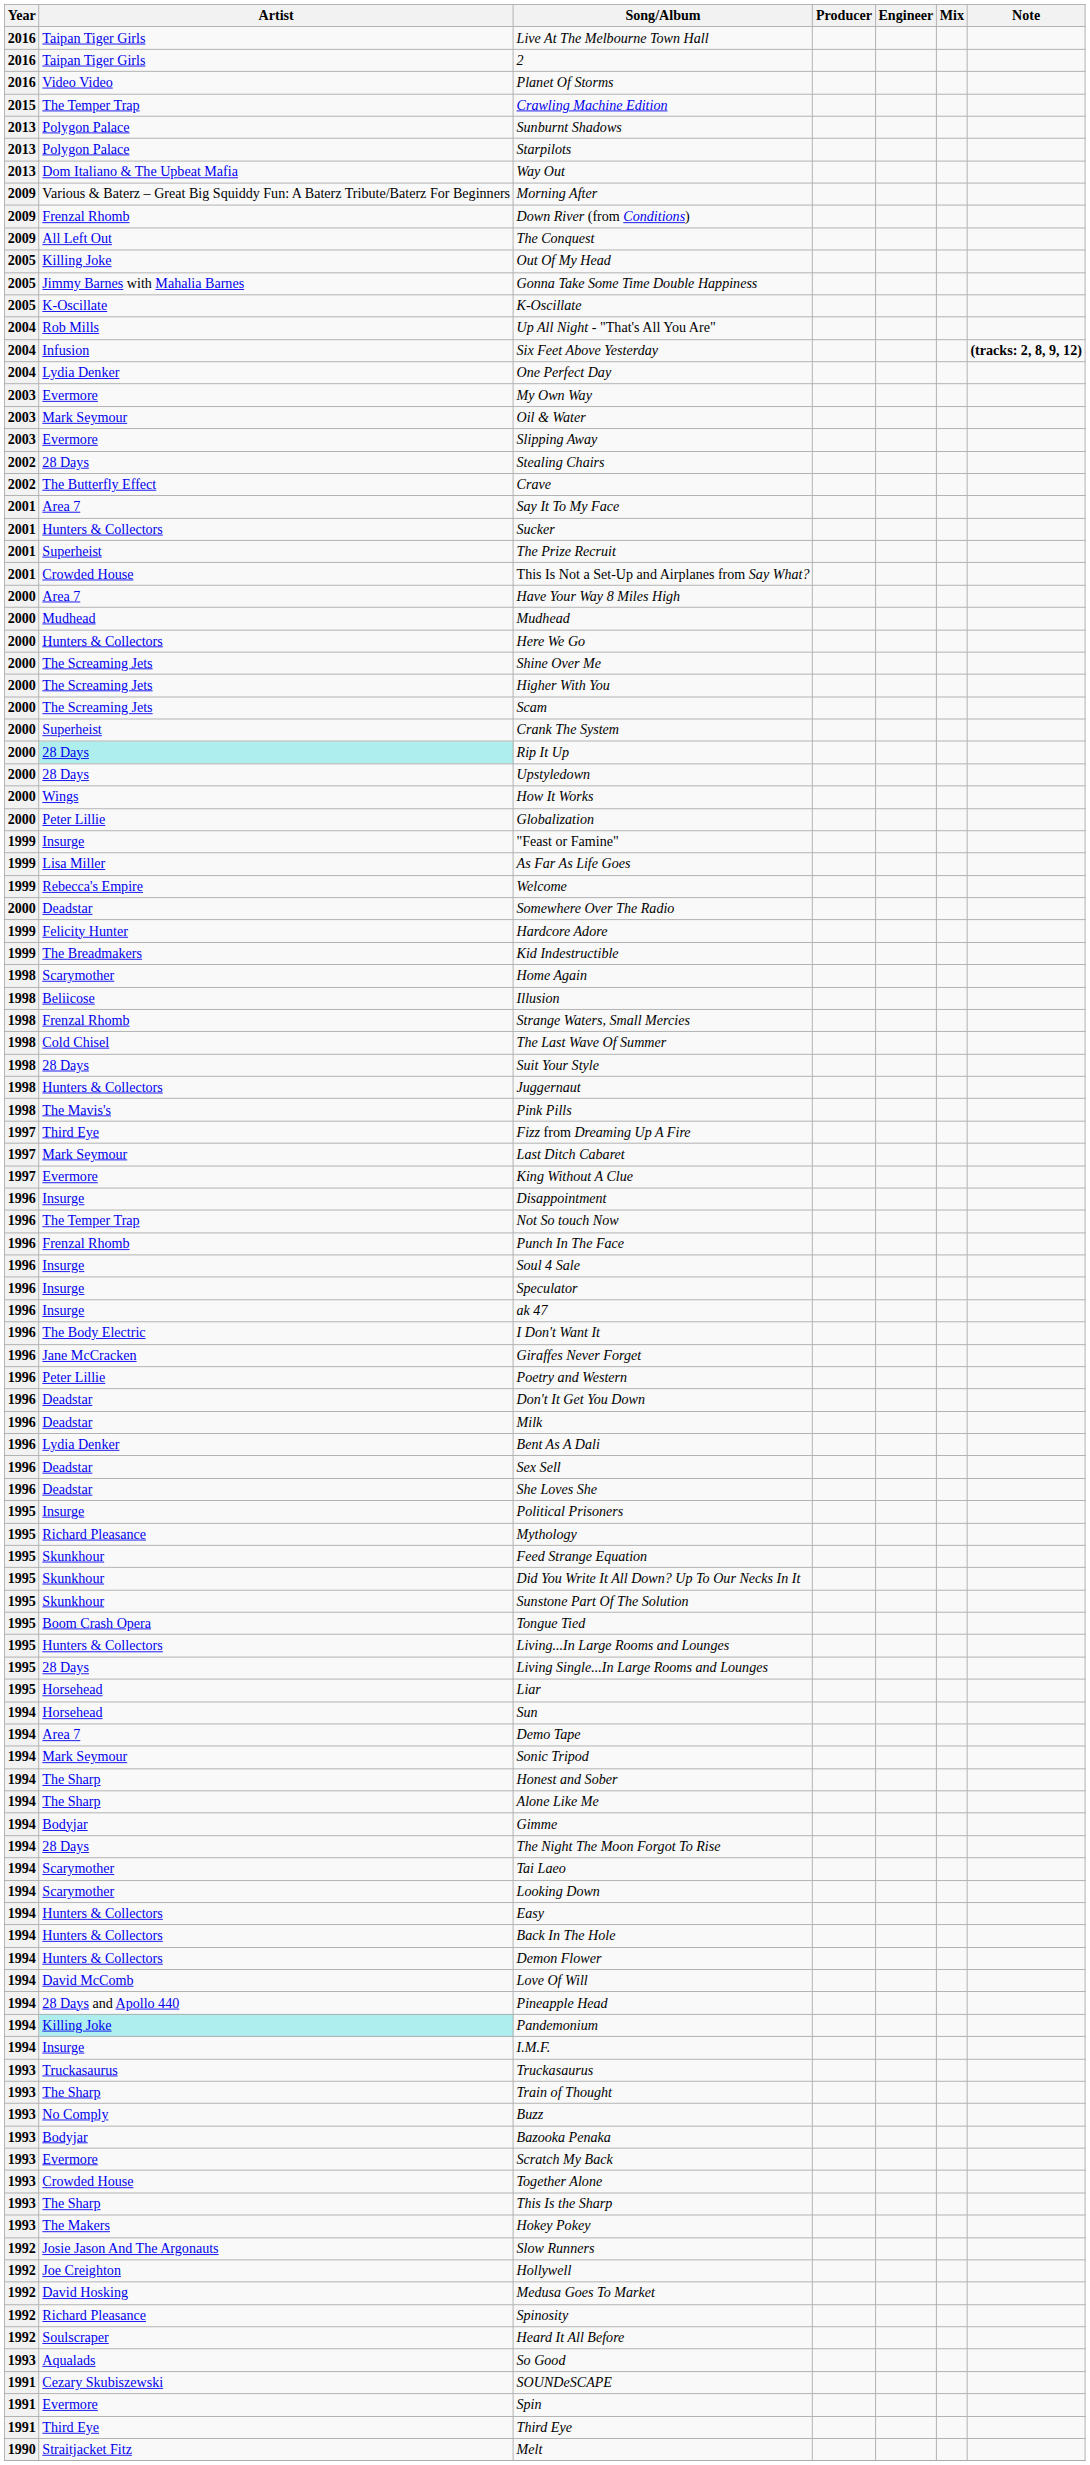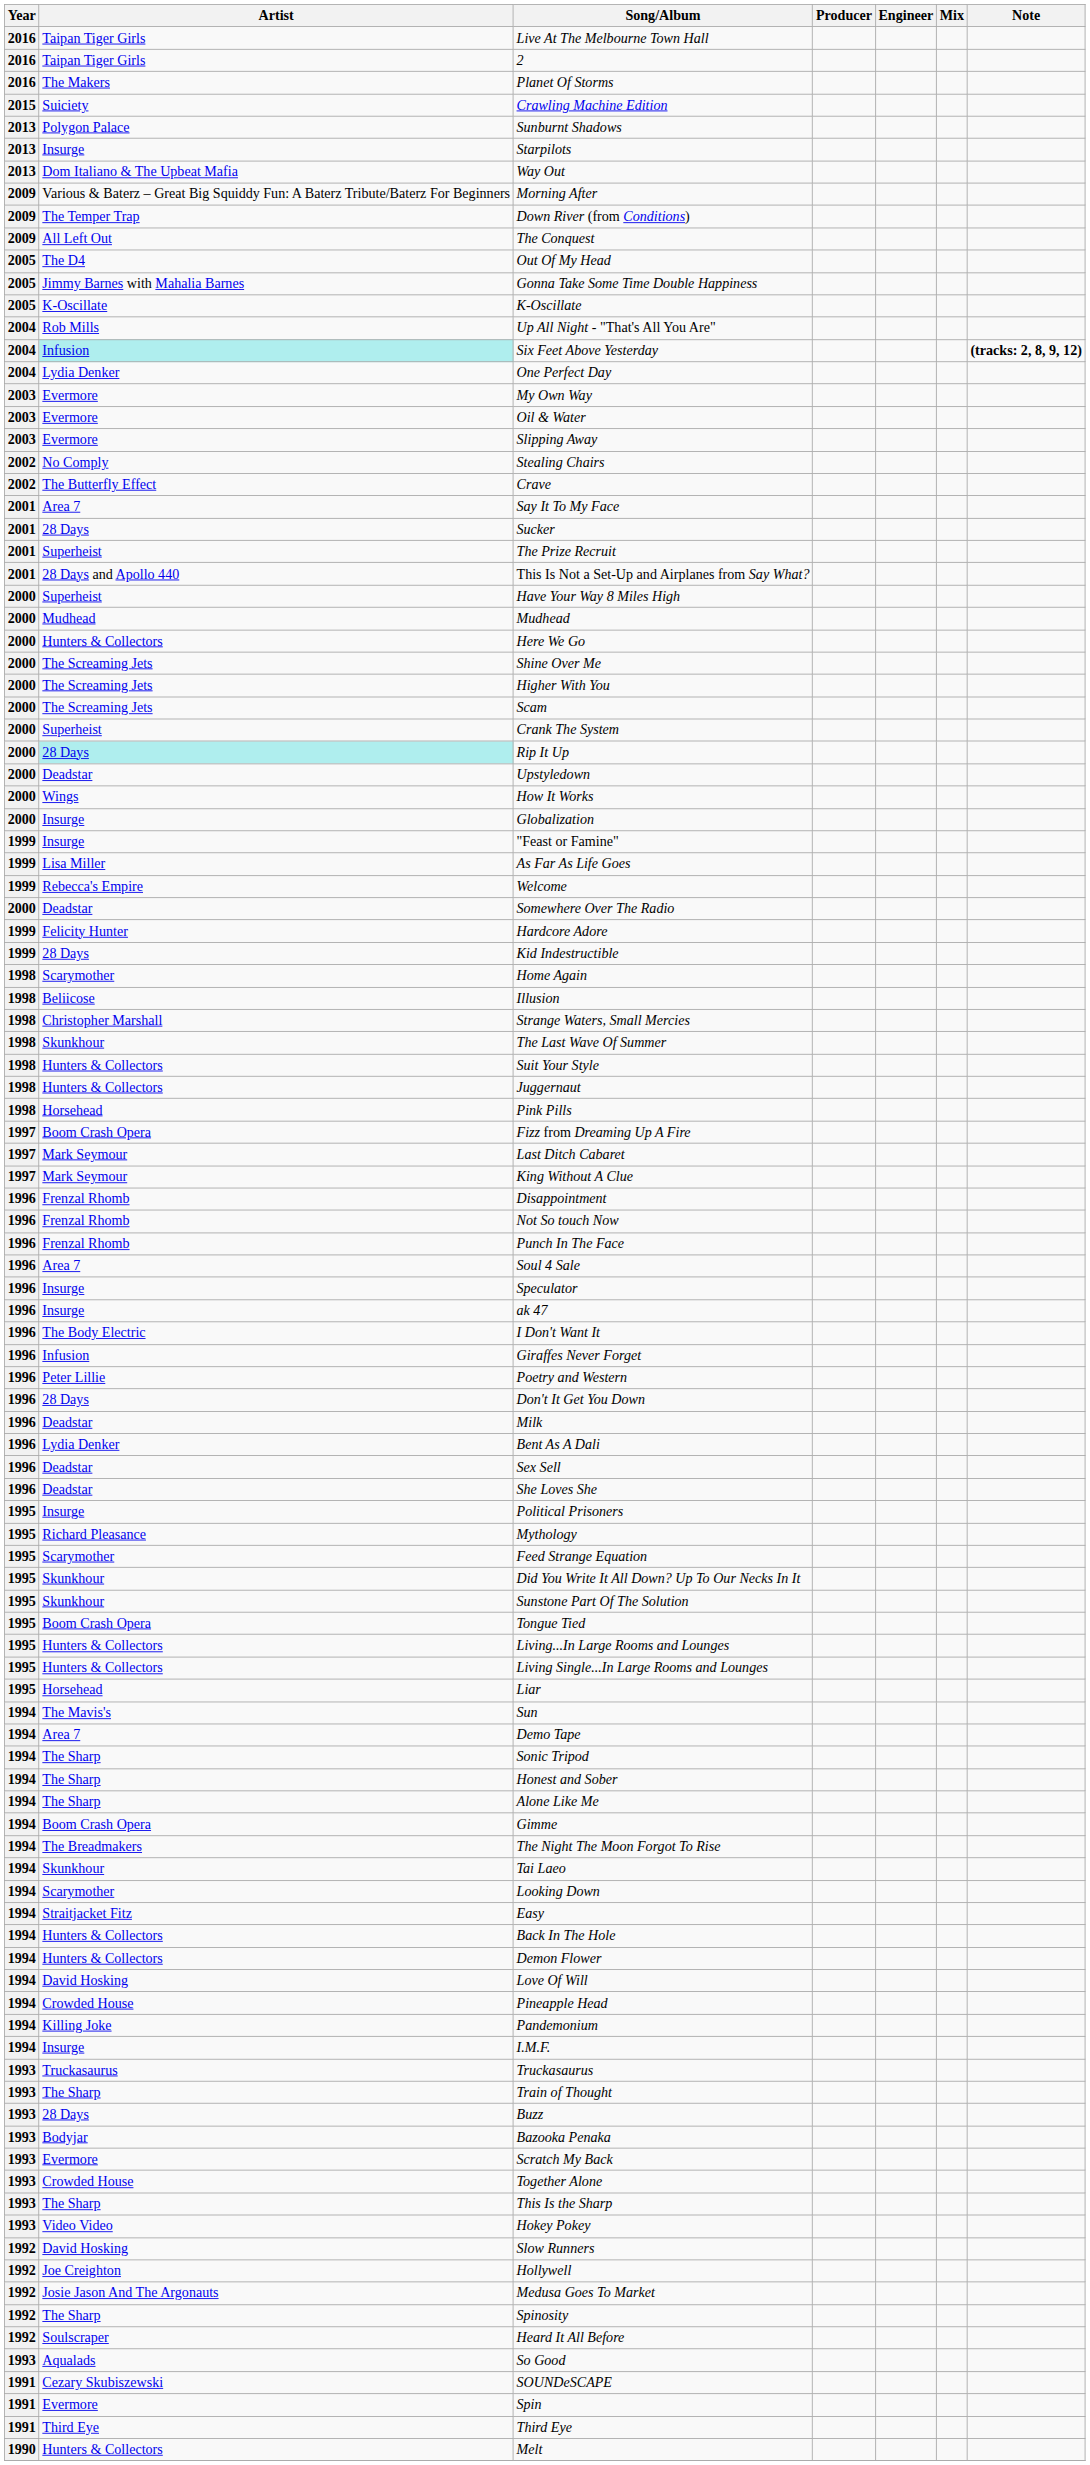(78, 82) Video Video -> (76, 82) The Makers
(91, 104) The Temper Trap -> (65, 104) Suiciety
(86, 149) Polygon Palace -> (63, 149) Insurge
(86, 216) Frenzal Rhomb -> (91, 216) The Temper Trap
(77, 261) Killing Joke -> (64, 261) The D4
(66, 350) no background -> (66, 350) paleturquoise background
(85, 417) Mark Seymour -> (70, 417) Evermore
(66, 462) 28 Days -> (75, 462) No Comply
(103, 529) Hunters & Collectors -> (66, 529) 28 Days
(88, 573) Crowded House -> (111, 573) 28 Days and Apollo 440
(61, 596) Area 7 -> (72, 596) Superheist
(66, 774) 28 Days -> (67, 774) Deadstar
(74, 819) Peter Lillie -> (63, 819) Insurge
(92, 953) The Breadmakers -> (66, 953) 28 Days
(86, 1020) Frenzal Rhomb -> (102, 1020) Christopher Marshall
(76, 1042) Cold Chisel -> (73, 1042) Skunkhour
(66, 1065) 28 Days -> (103, 1065) Hunters & Collectors
(77, 1109) The Mavis's -> (72, 1109) Horsehead
(71, 1132) Third Eye -> (97, 1132) Boom Crash Opera
(70, 1176) Evermore -> (85, 1176) Mark Seymour
(63, 1199) Insurge -> (86, 1199) Frenzal Rhomb
(91, 1221) The Temper Trap -> (86, 1221) Frenzal Rhomb
(63, 1266) Insurge -> (61, 1266) Area 7
(89, 1355) Jane McCracken -> (66, 1355) Infusion
(67, 1400) Deadstar -> (66, 1400) 28 Days
(73, 1556) Skunkhour -> (78, 1556) Scarymother
(66, 1668) 28 Days -> (103, 1668) Hunters & Collectors
(72, 1712) Horsehead -> (77, 1712) The Mavis's
(85, 1757) Mark Seymour -> (71, 1757) The Sharp
(65, 1824) Bodyjar -> (97, 1824) Boom Crash Opera
(66, 1846) 28 Days -> (92, 1846) The Breadmakers
(78, 1869) Scarymother -> (73, 1869) Skunkhour
(103, 1913) Hunters & Collectors -> (87, 1913) Straitjacket Fitz
(88, 1980) David McComb -> (85, 1980) David Hosking
(111, 2003) 28 Days and Apollo 440 -> (88, 2003) Crowded House
(77, 2025) paleturquoise background -> (77, 2025) no background
(75, 2114) No Comply -> (66, 2114) 28 Days
(76, 2226) The Makers -> (78, 2226) Video Video
(130, 2248) Josie Jason And The Argonauts -> (85, 2248) David Hosking
(85, 2293) David Hosking -> (130, 2293) Josie Jason And The Argonauts
(94, 2315) Richard Pleasance -> (71, 2315) The Sharp
(87, 2449) Straitjacket Fitz -> (103, 2449) Hunters & Collectors
